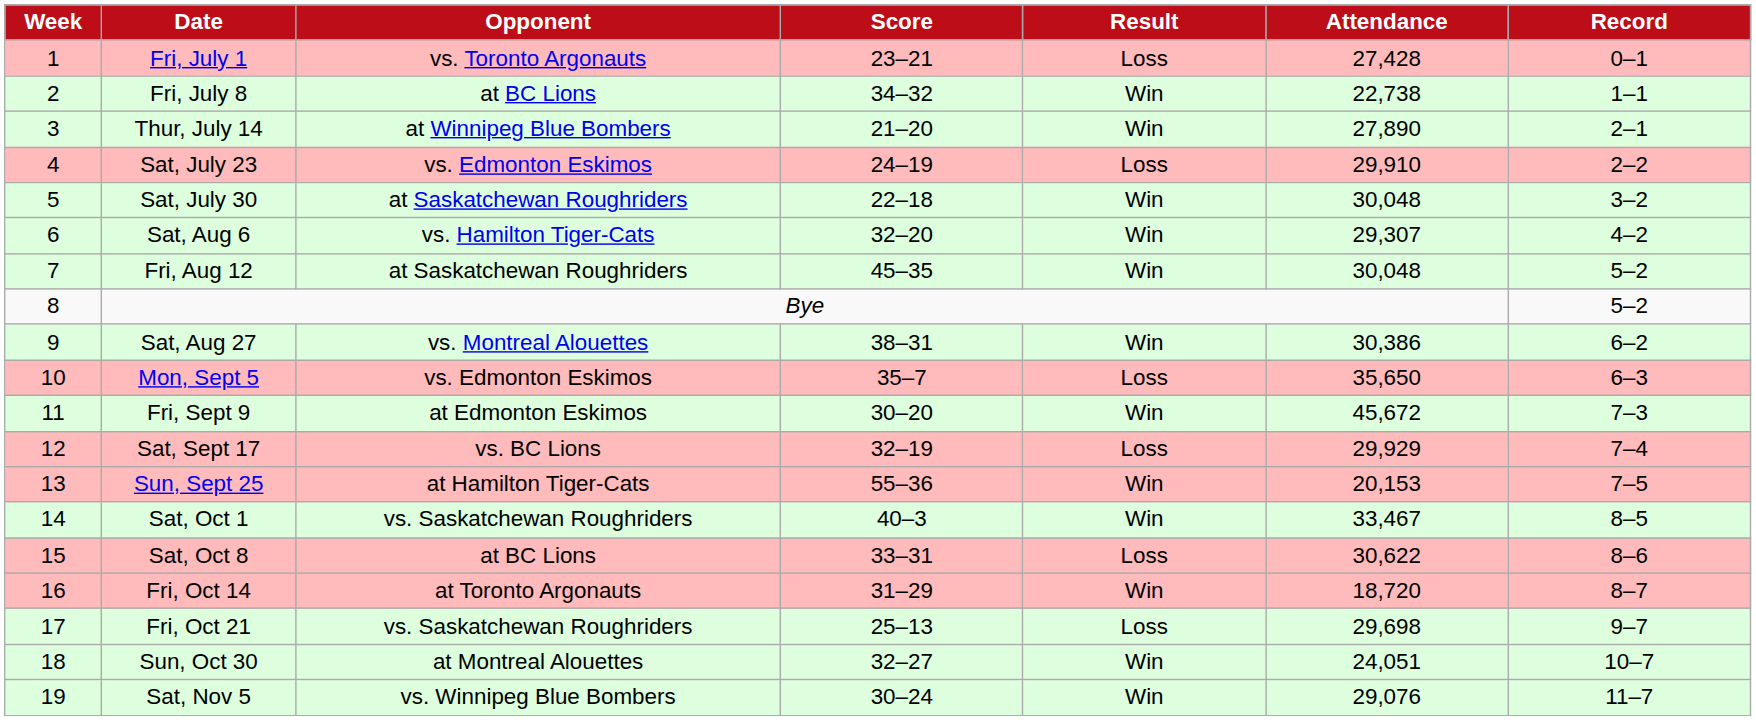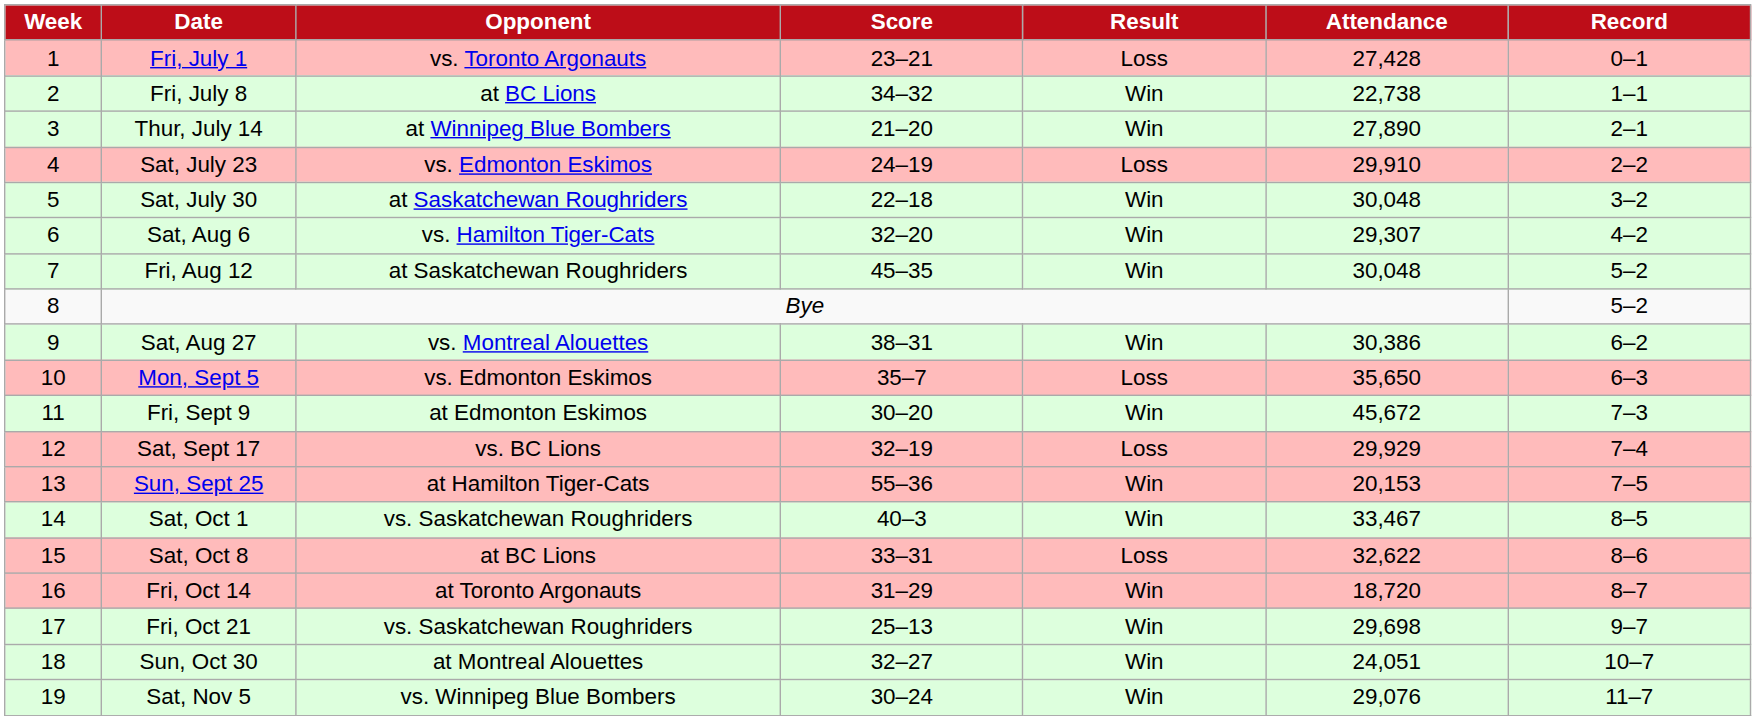(1387, 555) 30,622 -> (1387, 555) 32,622
(1144, 626) Loss -> (1144, 626) Win
